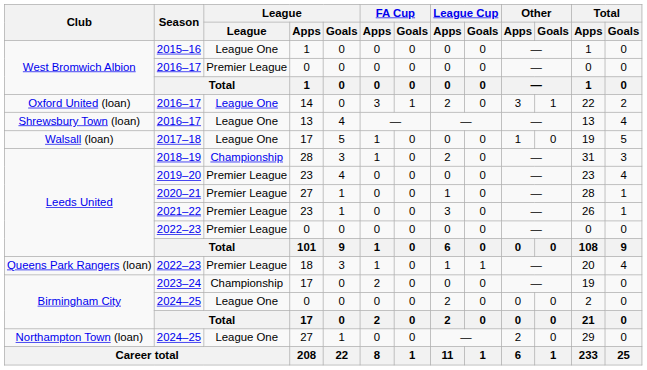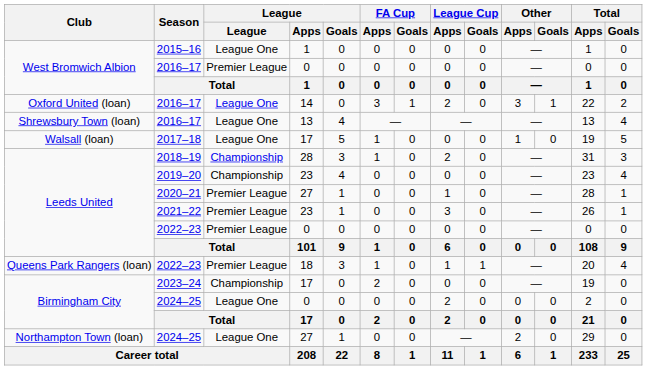(247, 175) Premier League -> (247, 175) Championship
